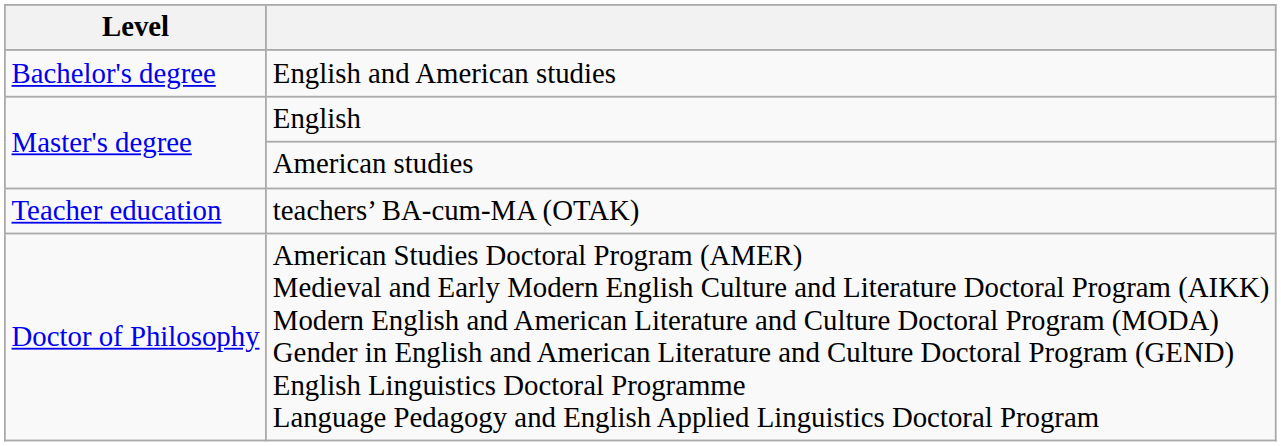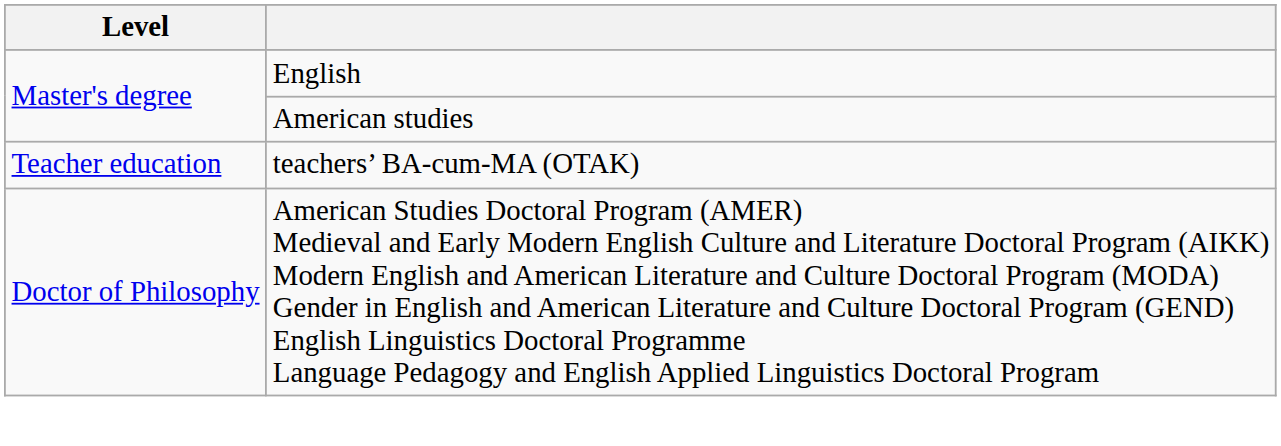- row: (444, 73)
